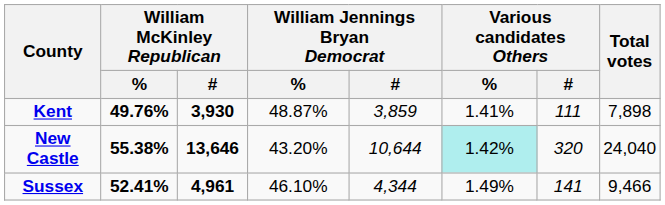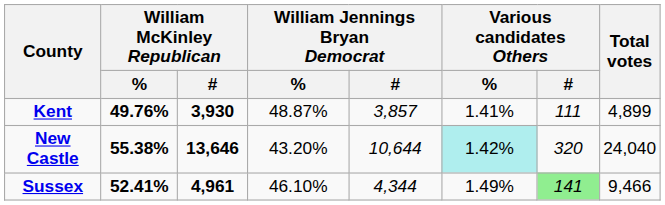(395, 111) 3,859 -> (395, 111) 3,857
(630, 111) 7,898 -> (630, 111) 4,899
(568, 186) no background -> (568, 186) lightgreen background
